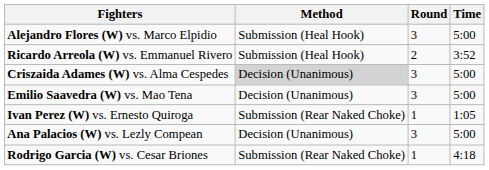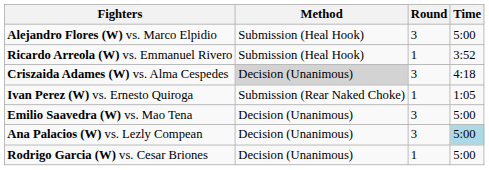(414, 54) 2 -> (414, 54) 1
(464, 74) 5:00 -> (464, 74) 4:18
rows swapped: (100, 114) <-> (100, 94)
(464, 134) no background -> (464, 134) lightblue background
(322, 154) Submission (Rear Naked Choke) -> (296, 154) Decision (Unanimous)
(464, 154) 4:18 -> (464, 154) 5:00
